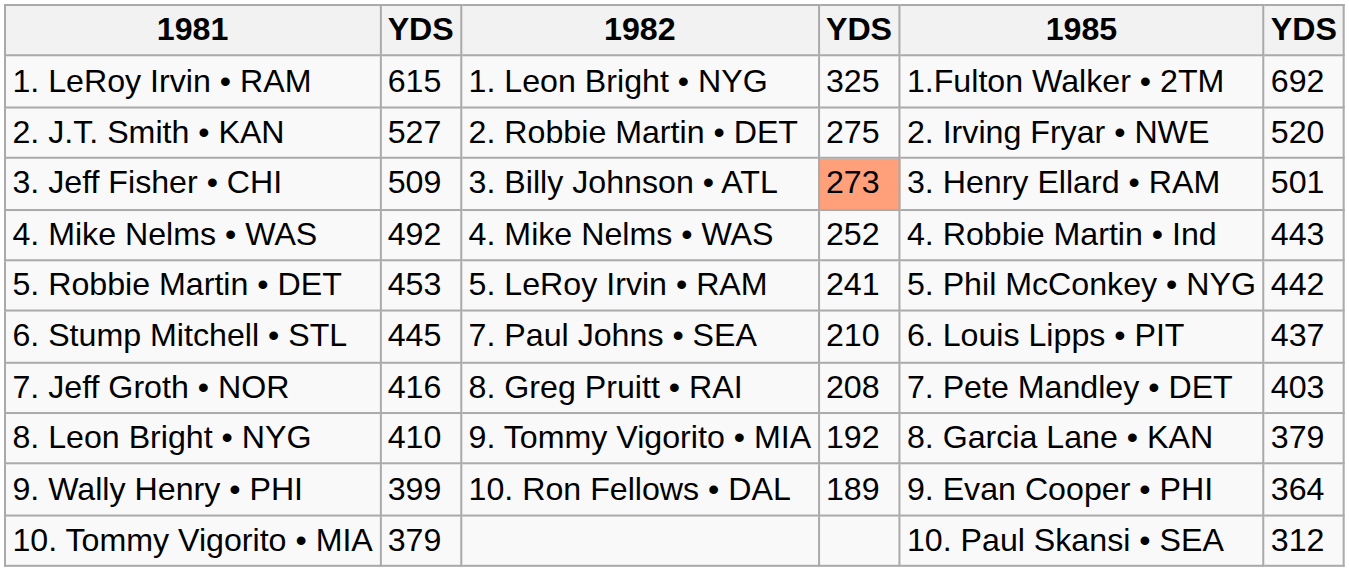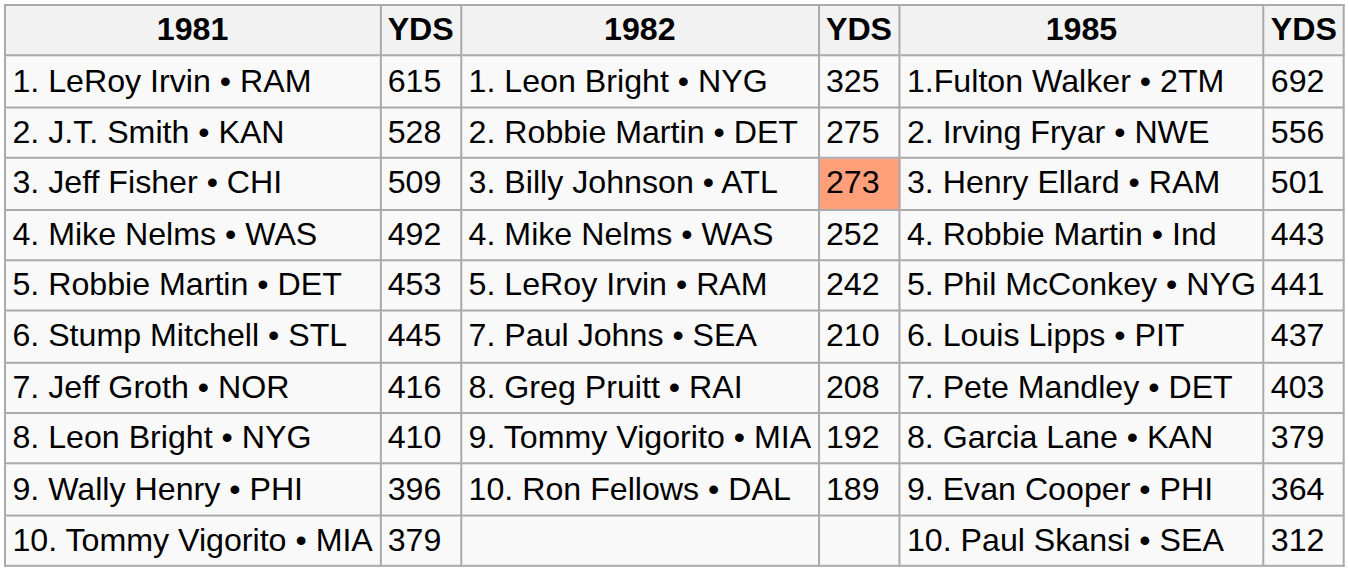(414, 132) 527 -> (414, 132) 528
(1298, 132) 520 -> (1298, 132) 556
(853, 285) 241 -> (853, 285) 242
(1298, 285) 442 -> (1298, 285) 441
(414, 489) 399 -> (414, 489) 396
